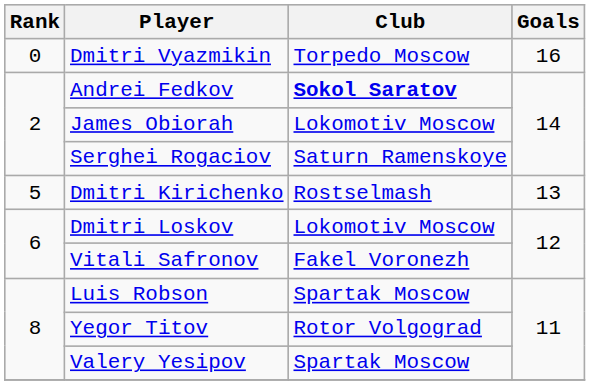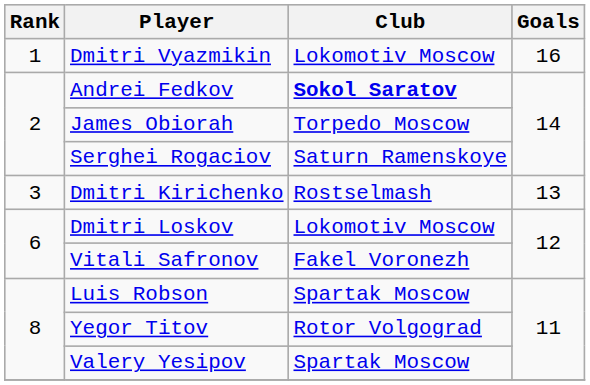(35, 56) 0 -> (35, 56) 1
(381, 56) Torpedo Moscow -> (394, 56) Lokomotiv Moscow
(394, 124) Lokomotiv Moscow -> (381, 124) Torpedo Moscow
(35, 192) 5 -> (35, 192) 3
